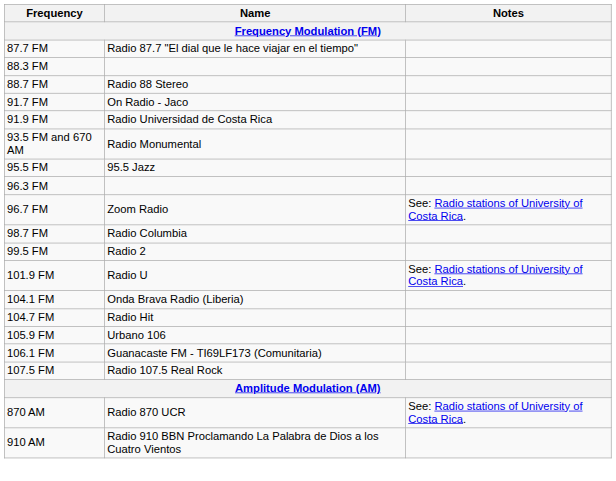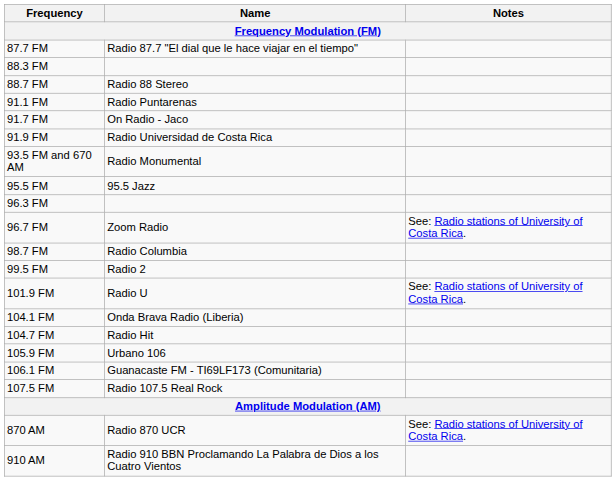+ row: (27, 102)
